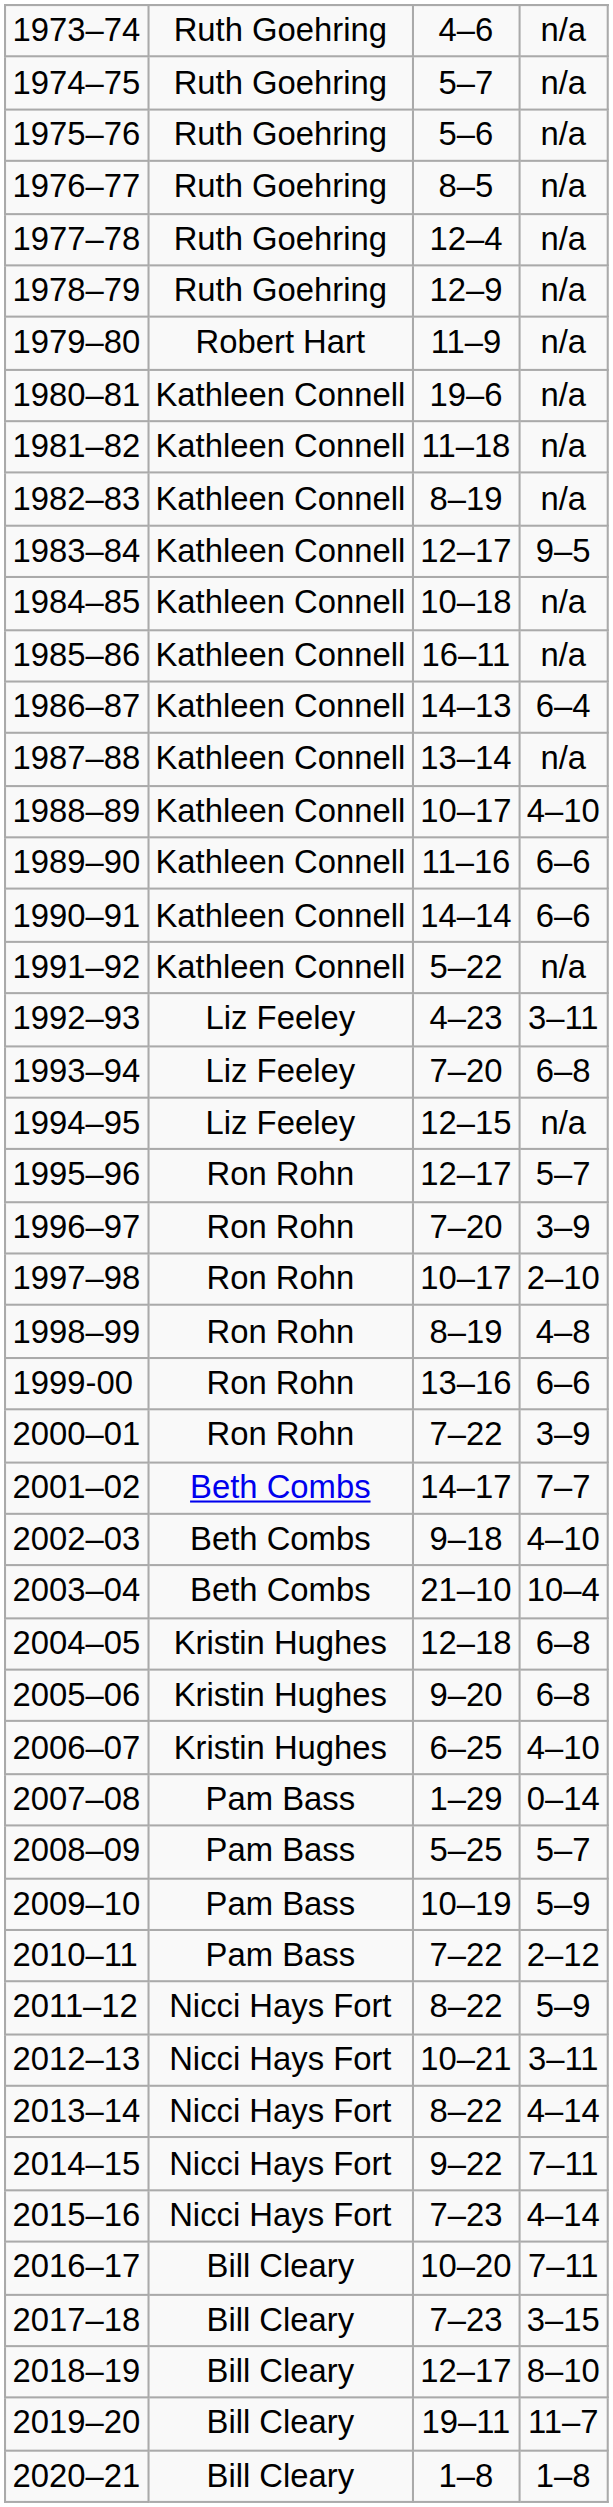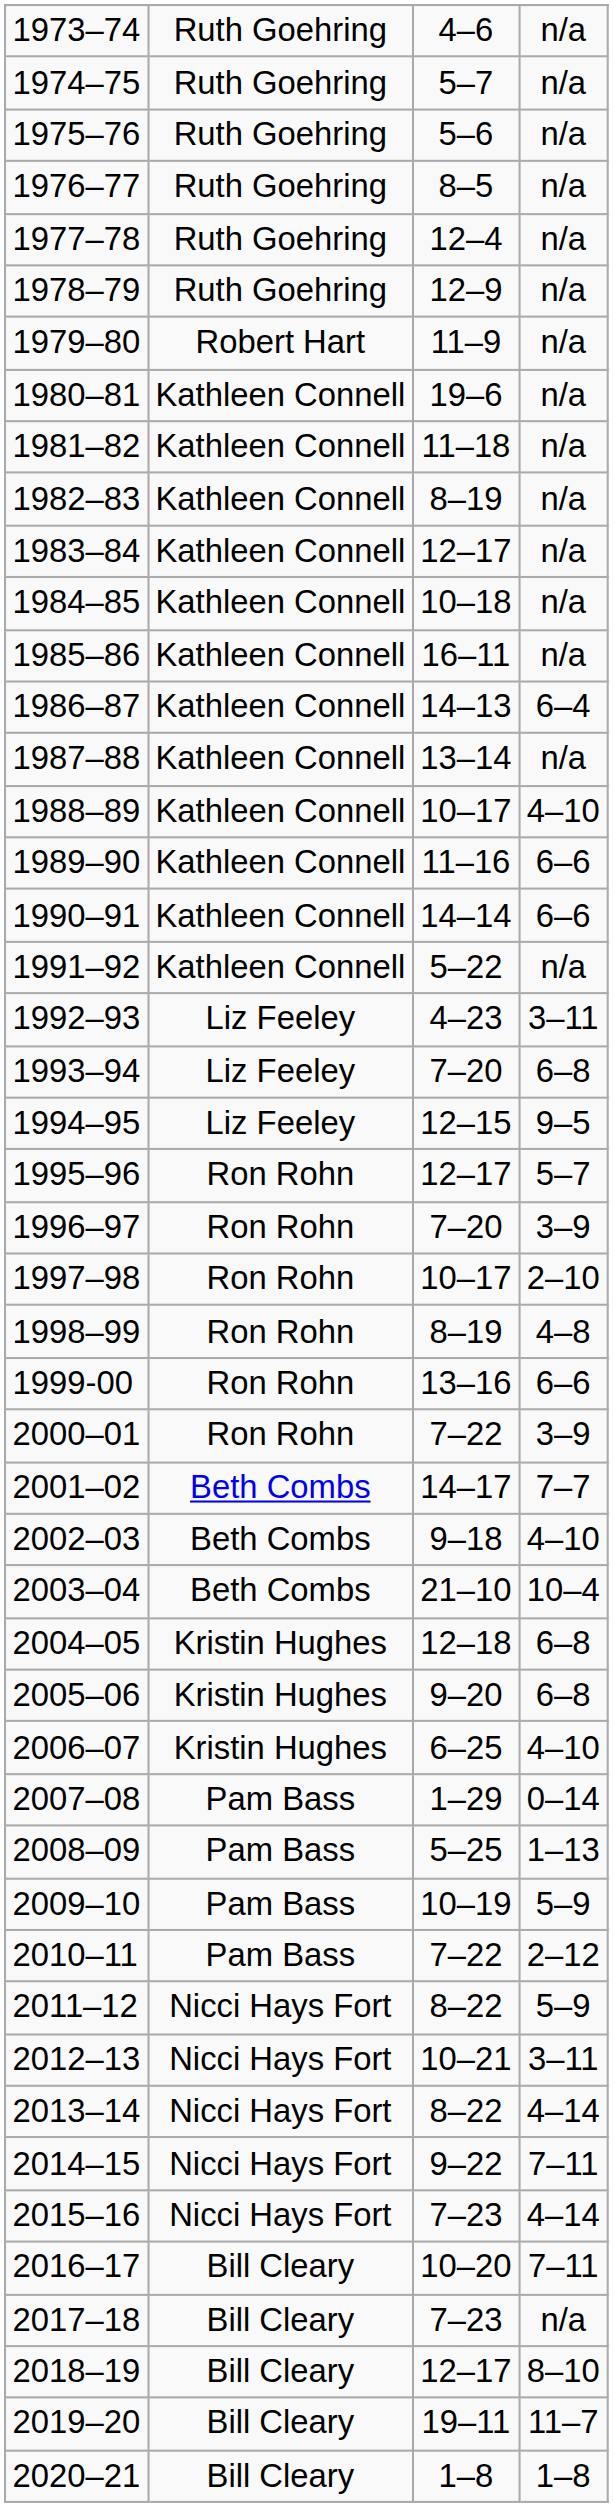(563, 550) 9–5 -> (563, 550) n/a
(563, 1122) n/a -> (563, 1122) 9–5
(563, 1851) 5–7 -> (563, 1851) 1–13
(563, 2319) 3–15 -> (563, 2319) n/a
